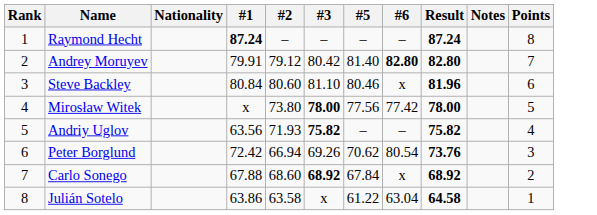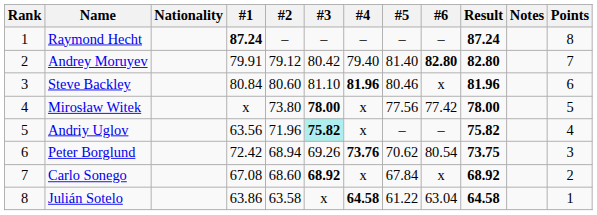+ column: (363, 15)
(285, 130) 71.93 -> (285, 130) 71.96
(324, 130) no background -> (324, 130) paleturquoise background
(285, 152) 66.94 -> (285, 152) 68.94
(444, 152) 73.76 -> (484, 152) 73.75
(246, 175) 67.88 -> (246, 175) 67.08
